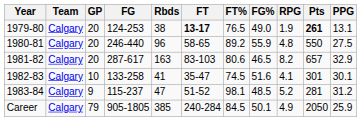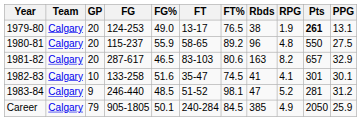columns swapped: (263, 12) <-> (167, 12)
(197, 28) bold -> (195, 28) normal
(125, 44) 246-440 -> (125, 44) 115-237
(125, 92) 115-237 -> (125, 92) 246-440
